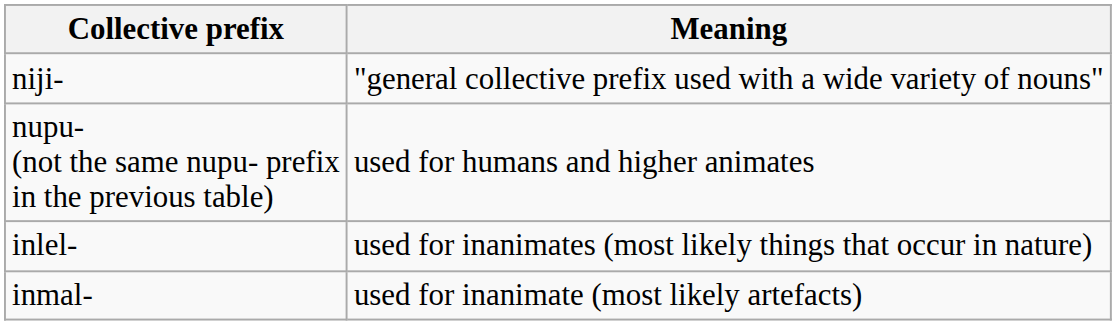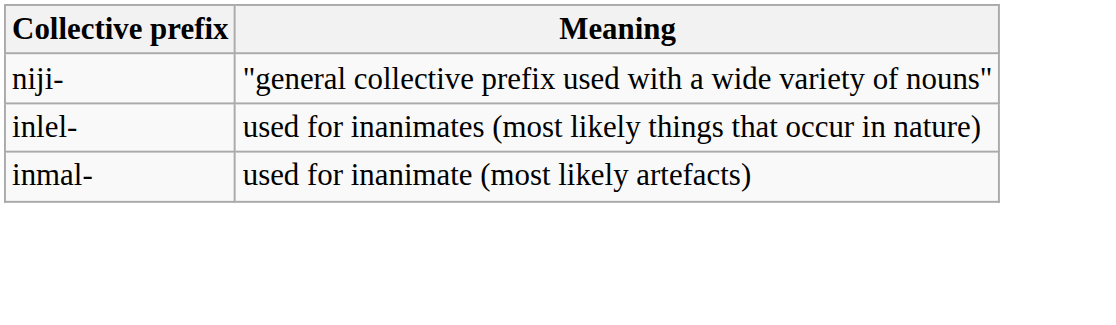- row: (176, 161)
